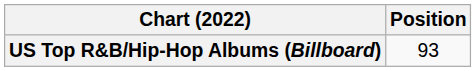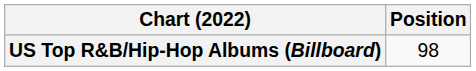(428, 50) 93 -> (428, 50) 98
